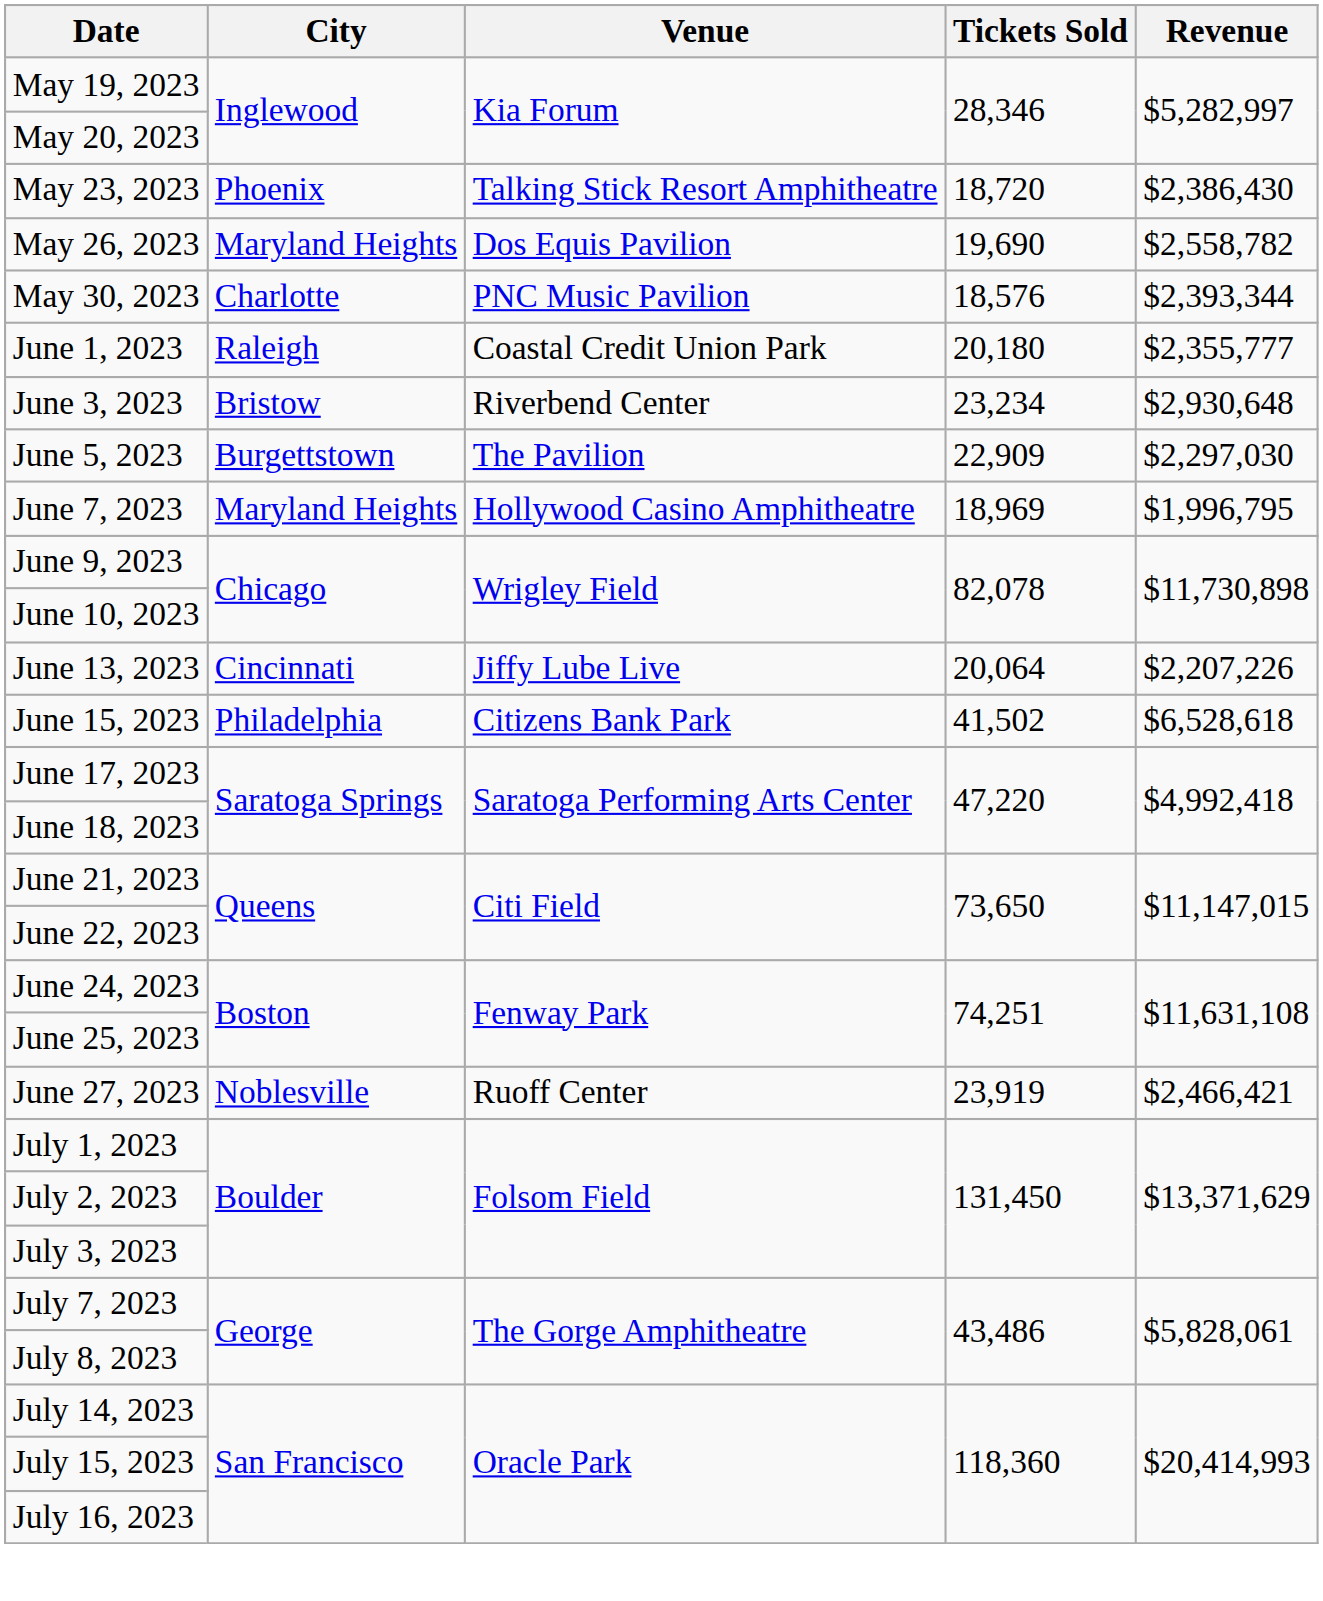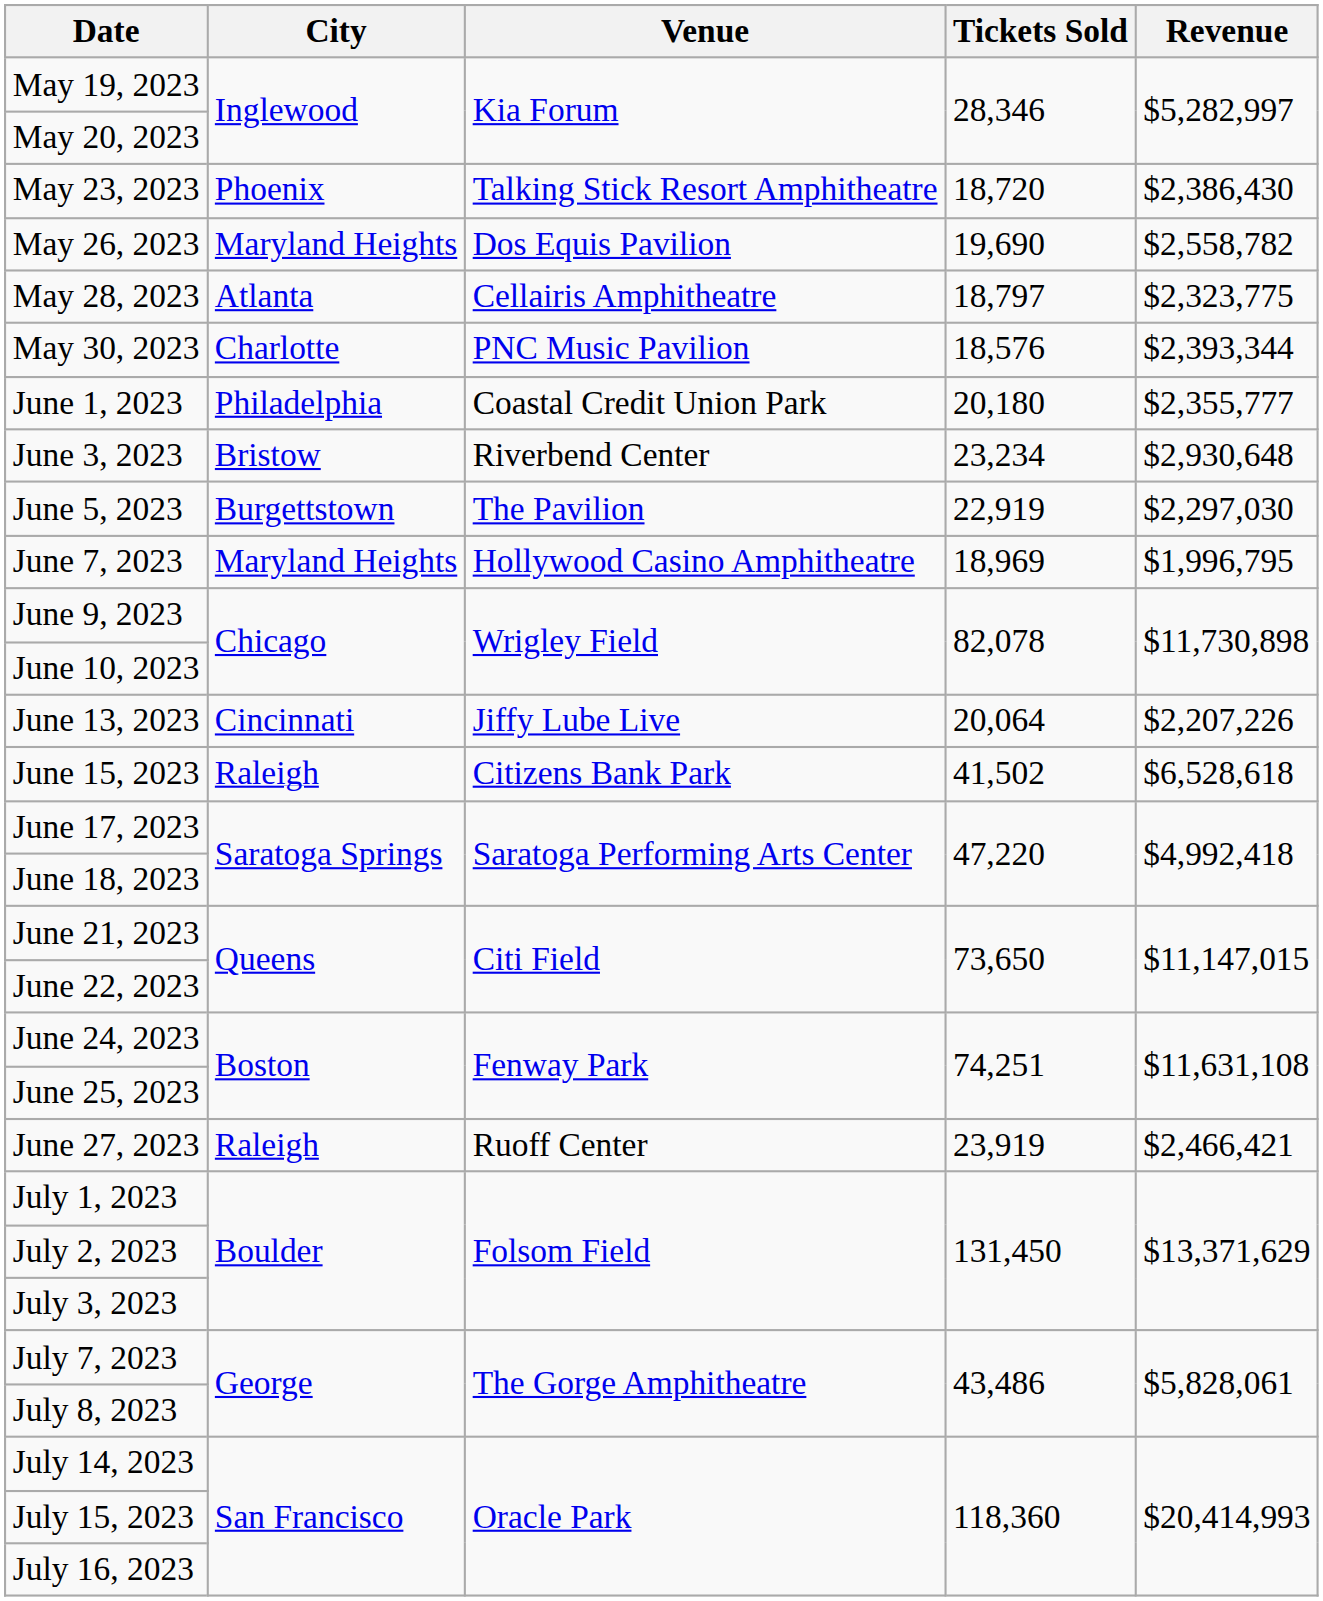+ row: (106, 296)
(267, 349) Raleigh -> (298, 402) Philadelphia
(999, 455) 22,909 -> (999, 508) 22,919
(298, 720) Philadelphia -> (267, 773) Raleigh
(292, 1091) Noblesville -> (267, 1144) Raleigh
